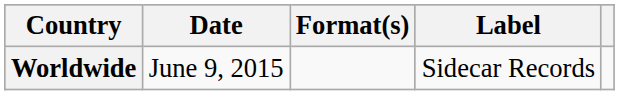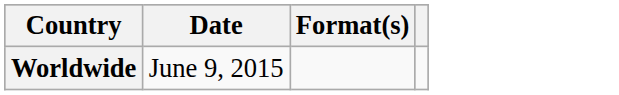- column: (508, 25)
